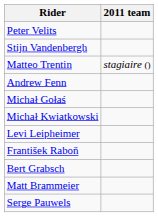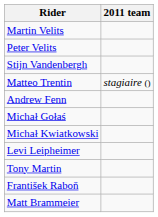+ row: (35, 30)
+ row: (34, 168)
- row: (36, 168)
- row: (39, 202)
